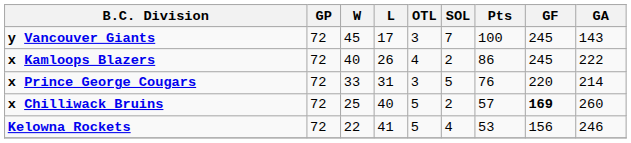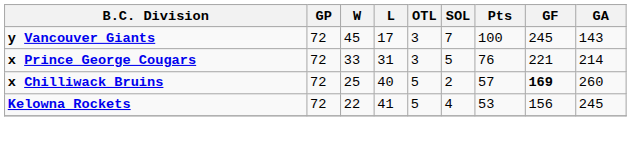- row: (82, 60)
(541, 82) 220 -> (541, 60) 221
(591, 127) 246 -> (591, 105) 245
